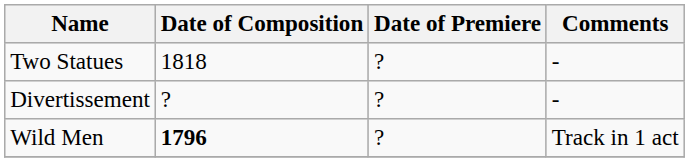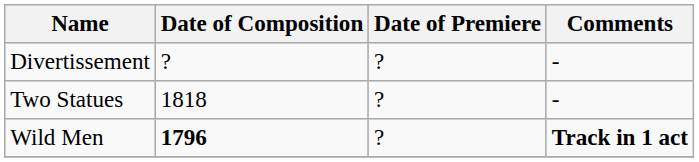rows swapped: (80, 99) <-> (67, 61)
(615, 138) normal -> (620, 138) bold
